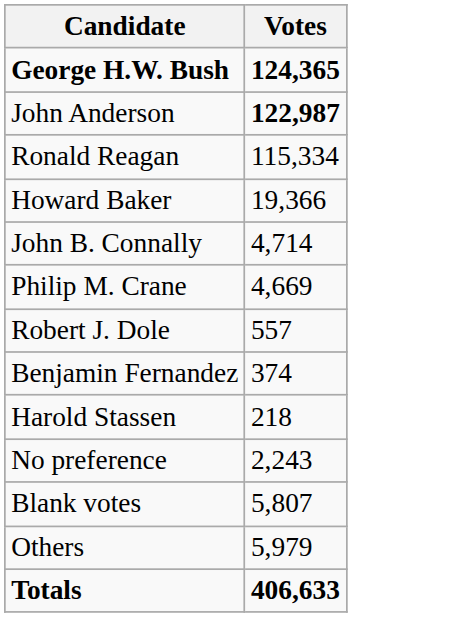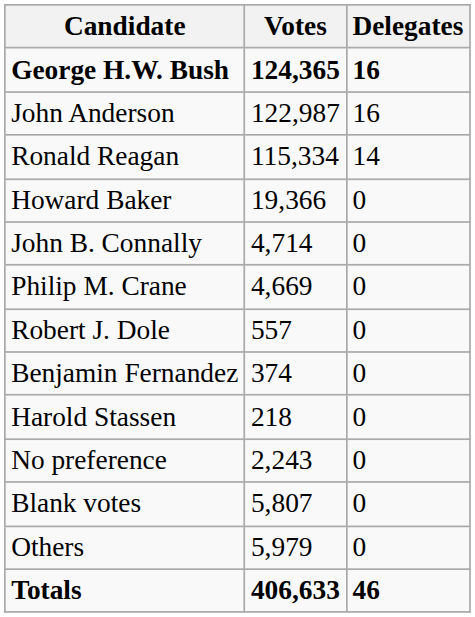+ column: (408, 26)
(295, 112) bold -> (295, 112) normal
